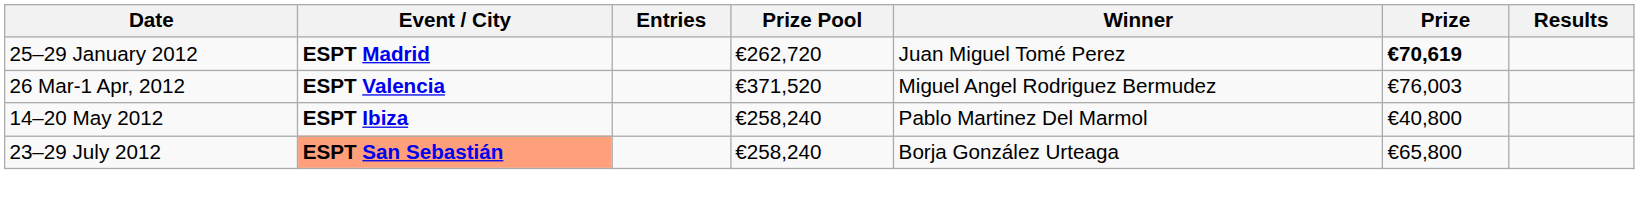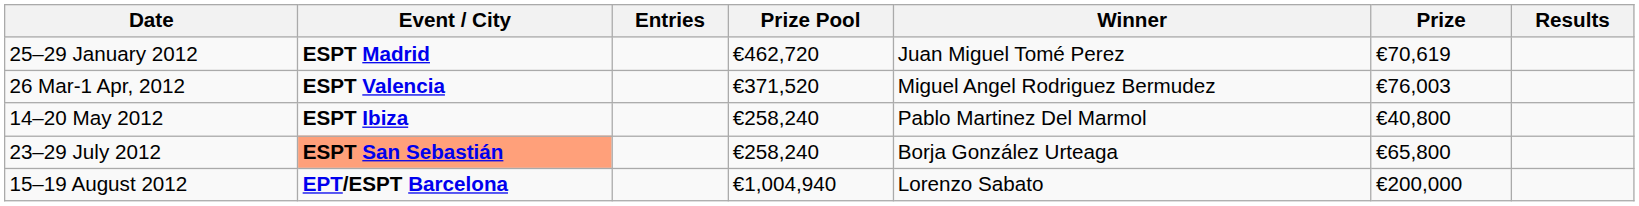(778, 53) €262,720 -> (776, 53) €462,720
(1425, 53) bold -> (1413, 53) normal
+ row: (98, 184)
